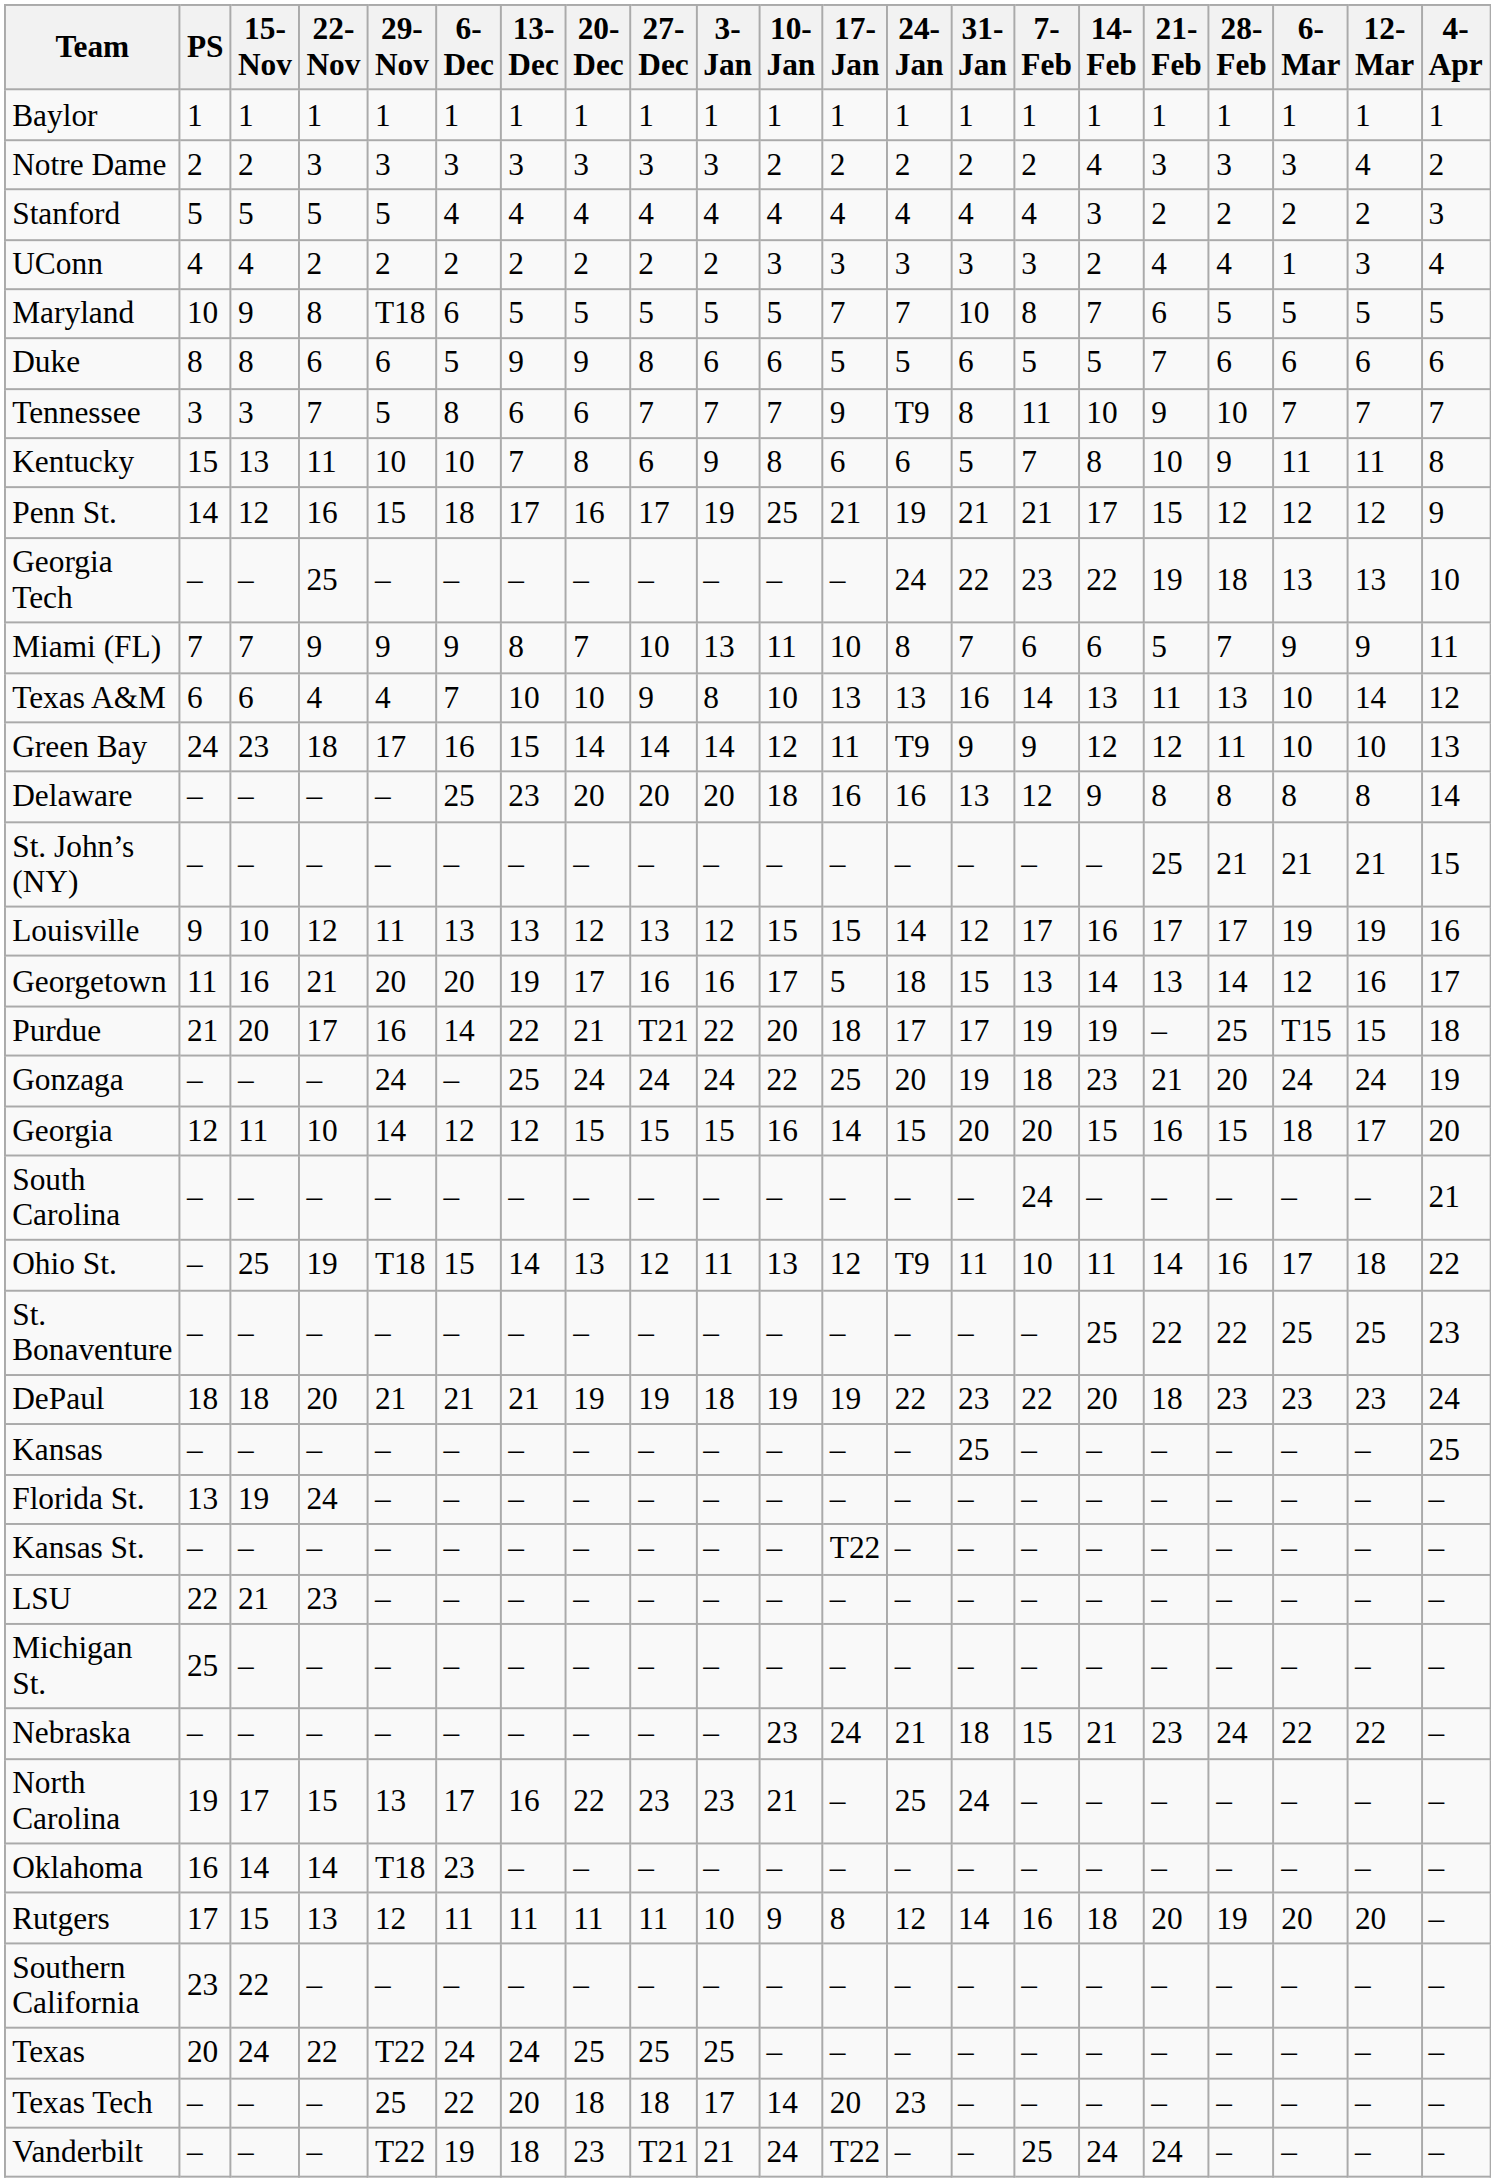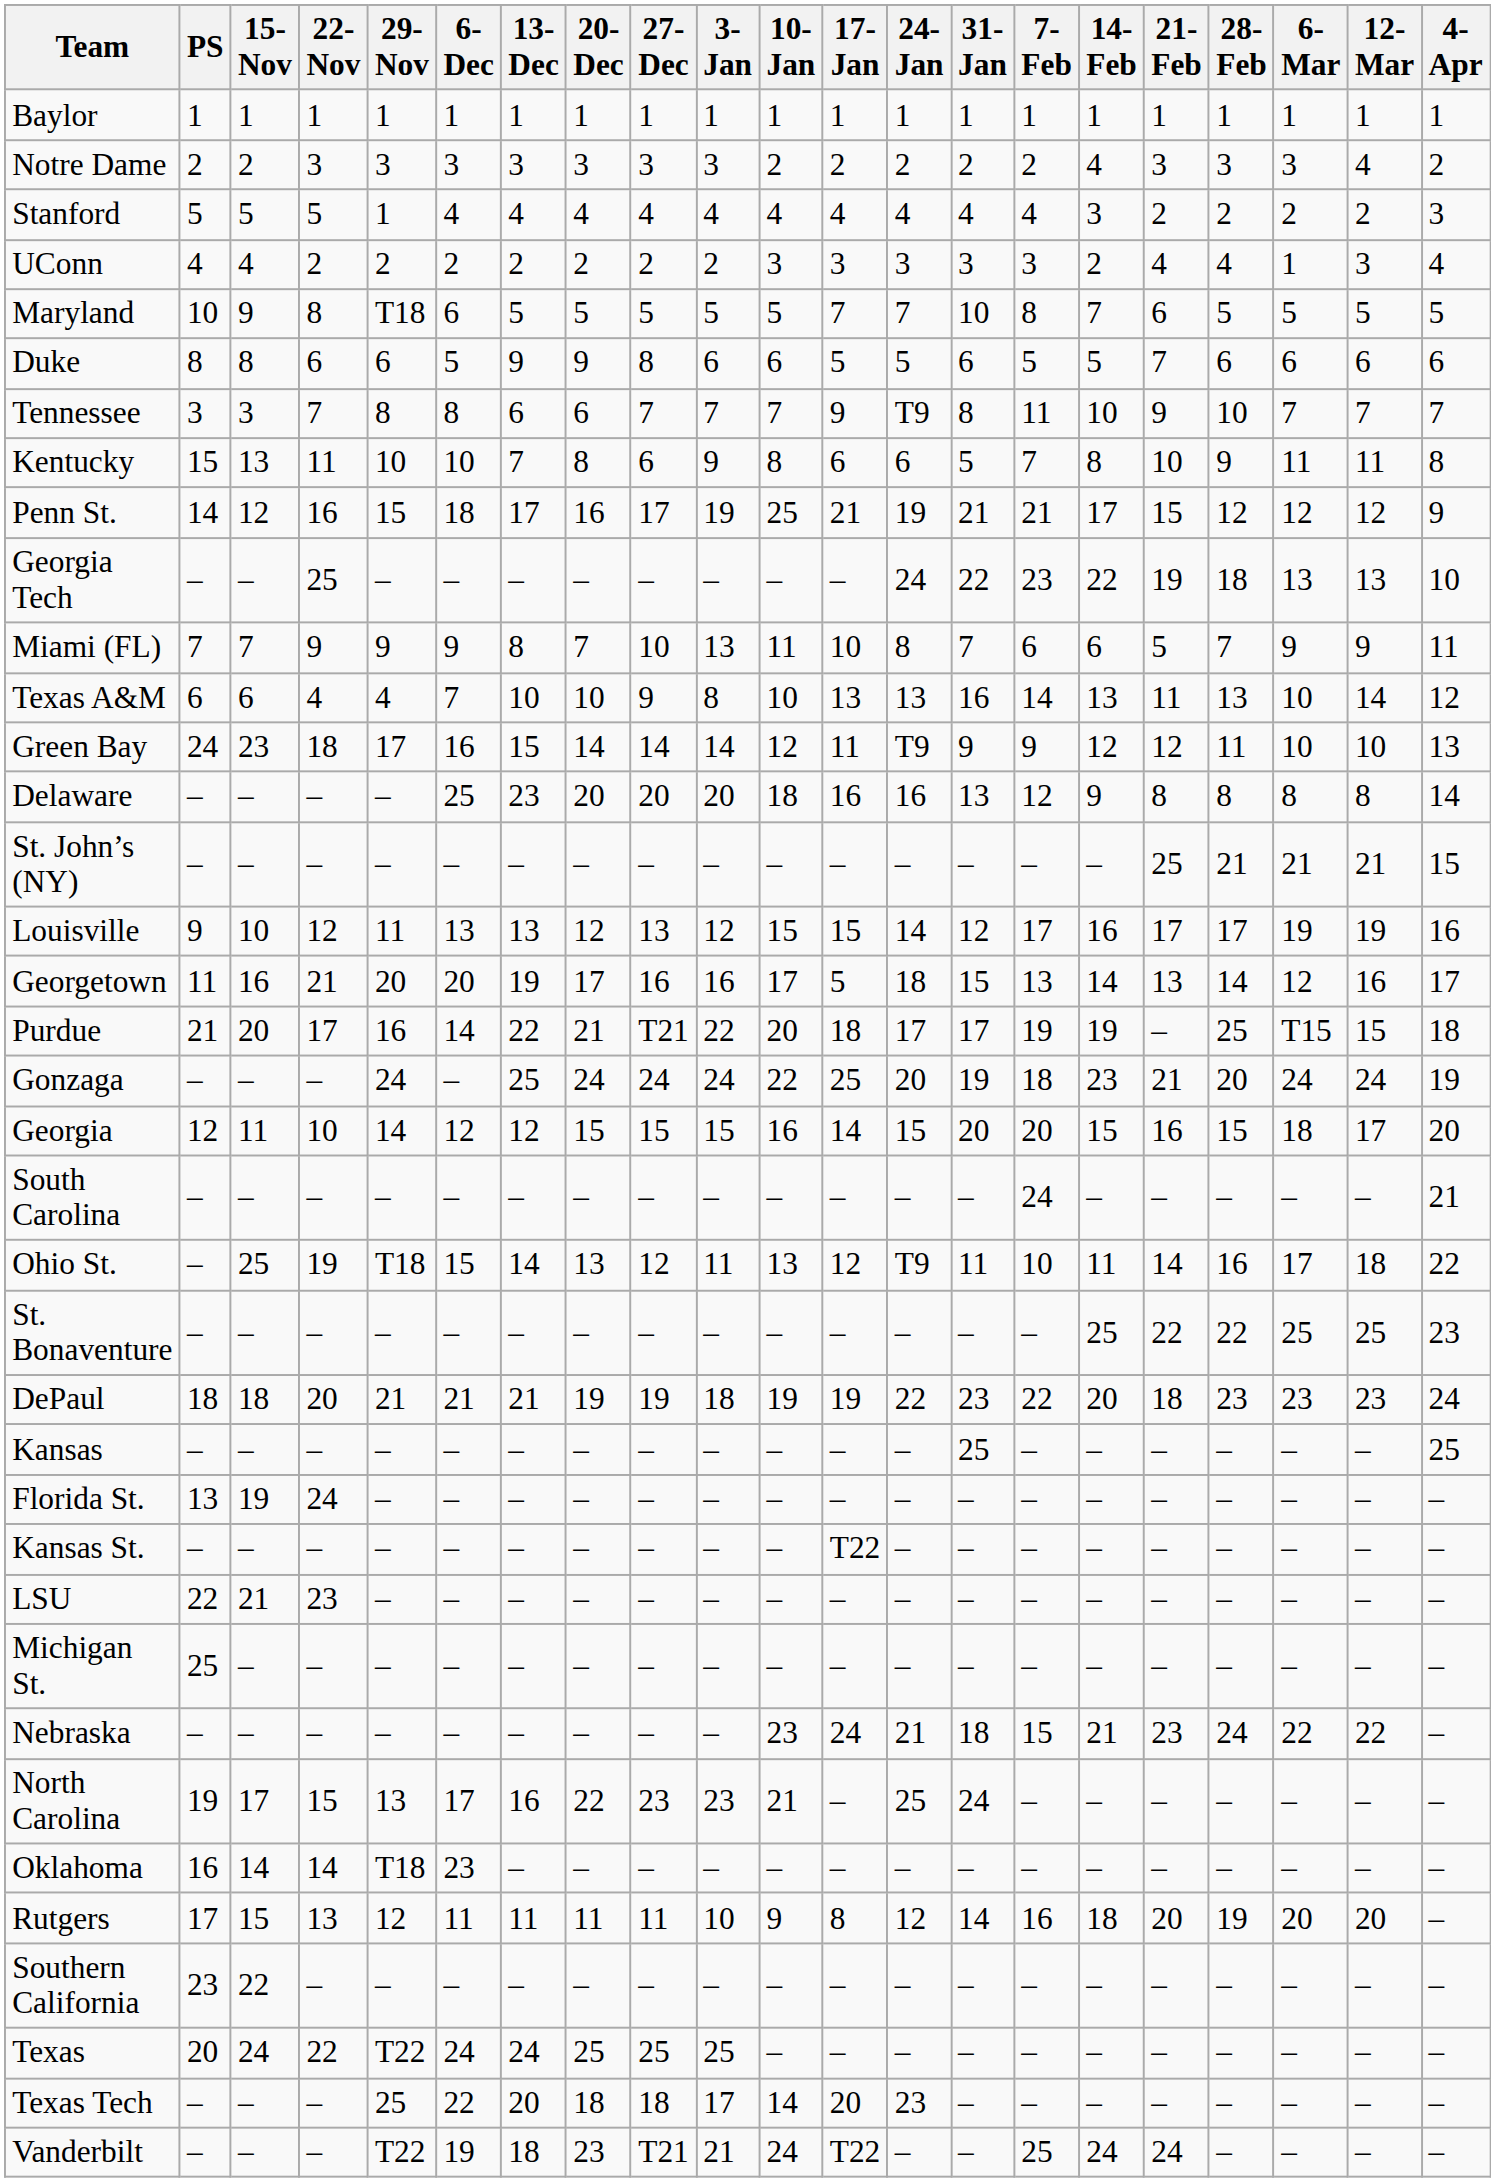(383, 213) 5 -> (383, 213) 1
(383, 412) 5 -> (383, 412) 8
